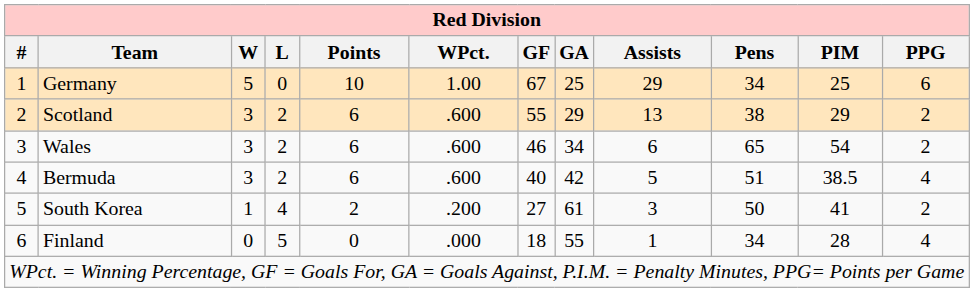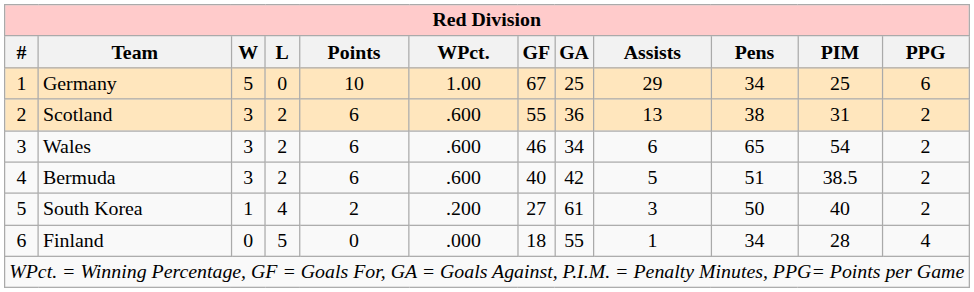(574, 114) 29 -> (574, 114) 36
(840, 114) 29 -> (840, 114) 31
(926, 177) 4 -> (926, 177) 2
(840, 209) 41 -> (840, 209) 40
